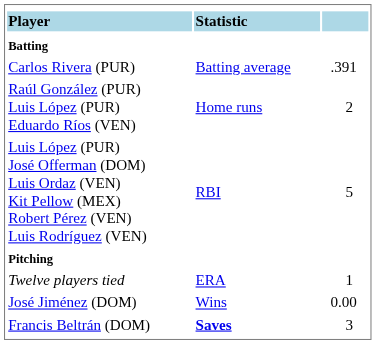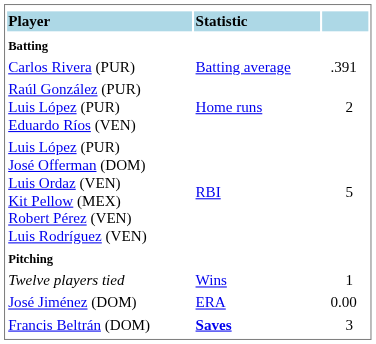(211, 280) ERA -> (211, 280) Wins
(211, 302) Wins -> (211, 302) ERA
